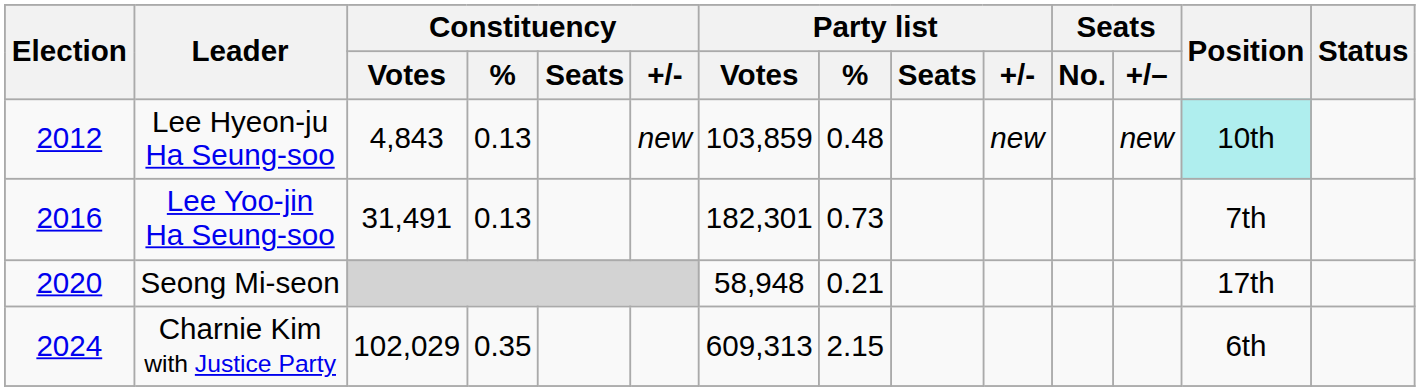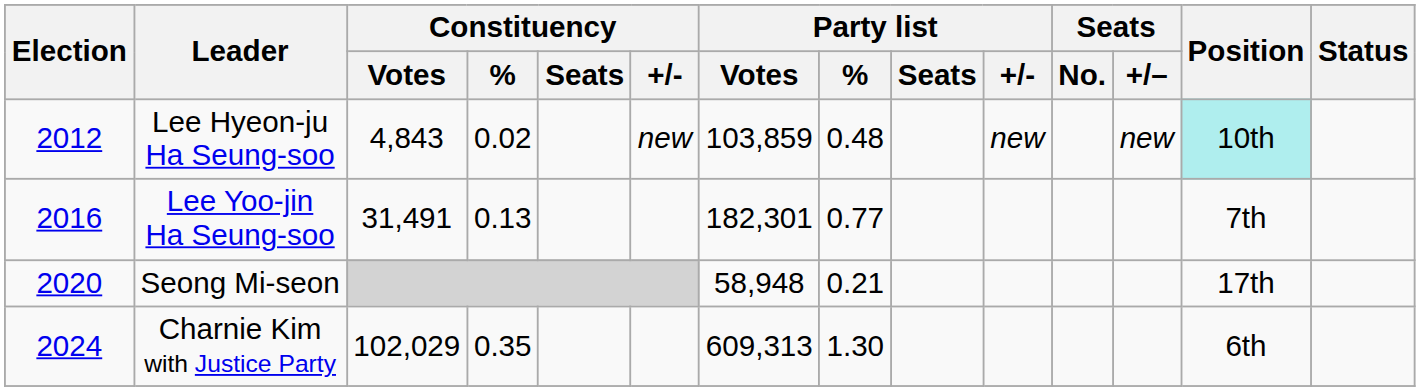(503, 138) 0.13 -> (503, 138) 0.02
(855, 218) 0.73 -> (855, 218) 0.77
(855, 345) 2.15 -> (855, 345) 1.30
